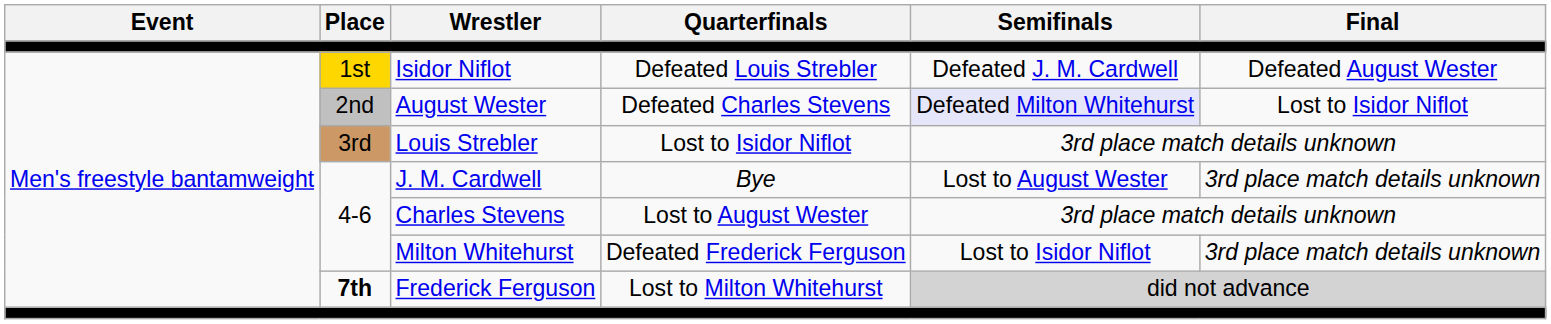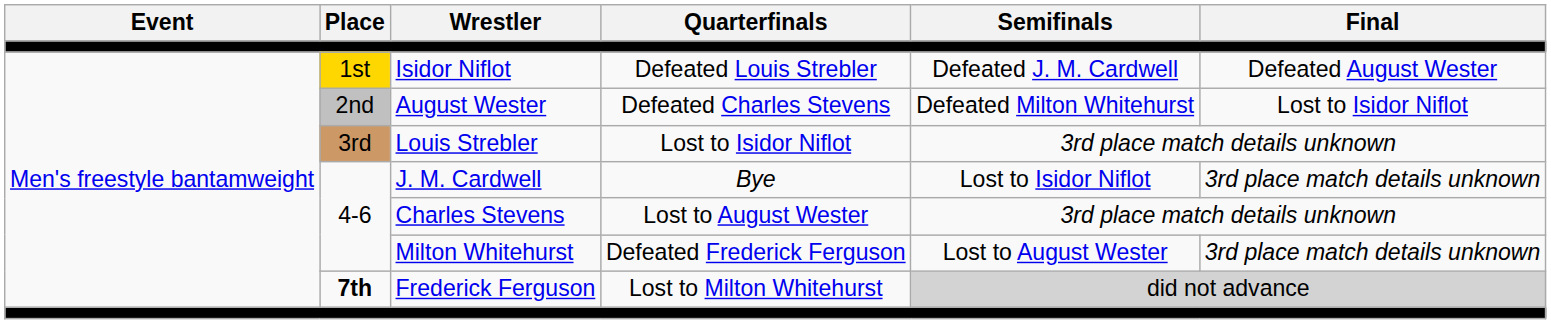(1055, 106) lavender background -> (1055, 106) no background
(1055, 179) Lost to August Wester -> (1055, 179) Lost to Isidor Niflot
(1055, 252) Lost to Isidor Niflot -> (1055, 252) Lost to August Wester
